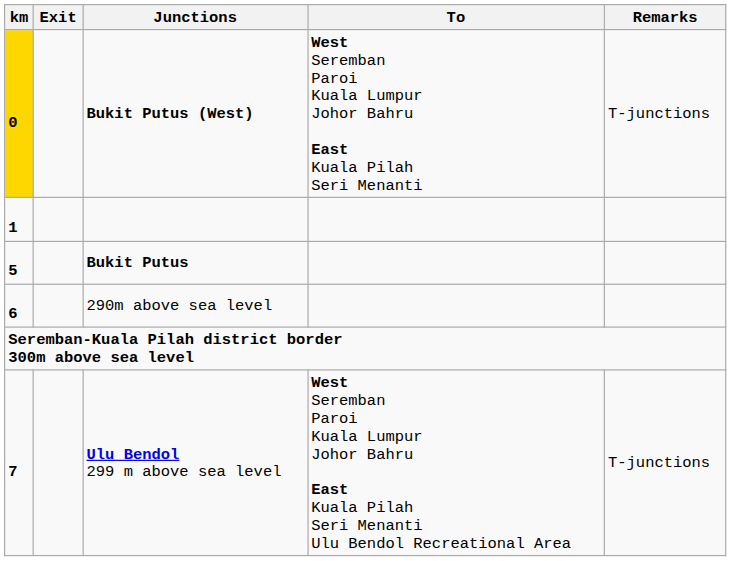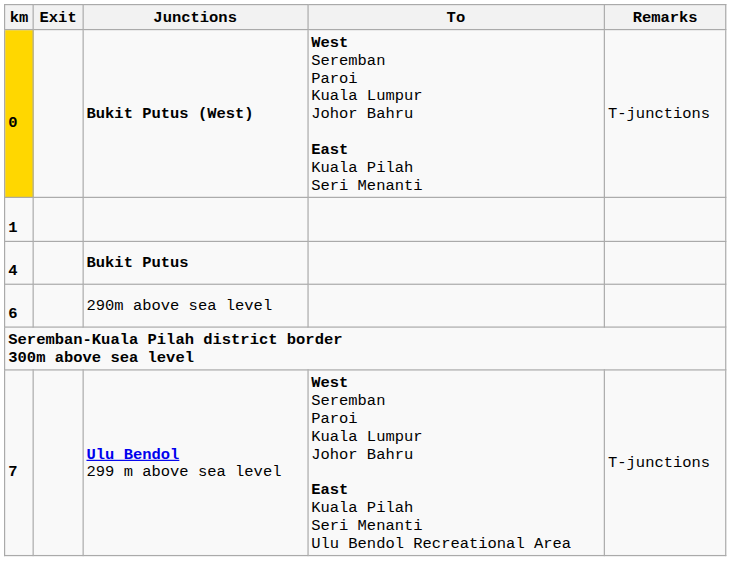(13, 271) 5 -> (13, 271) 4
